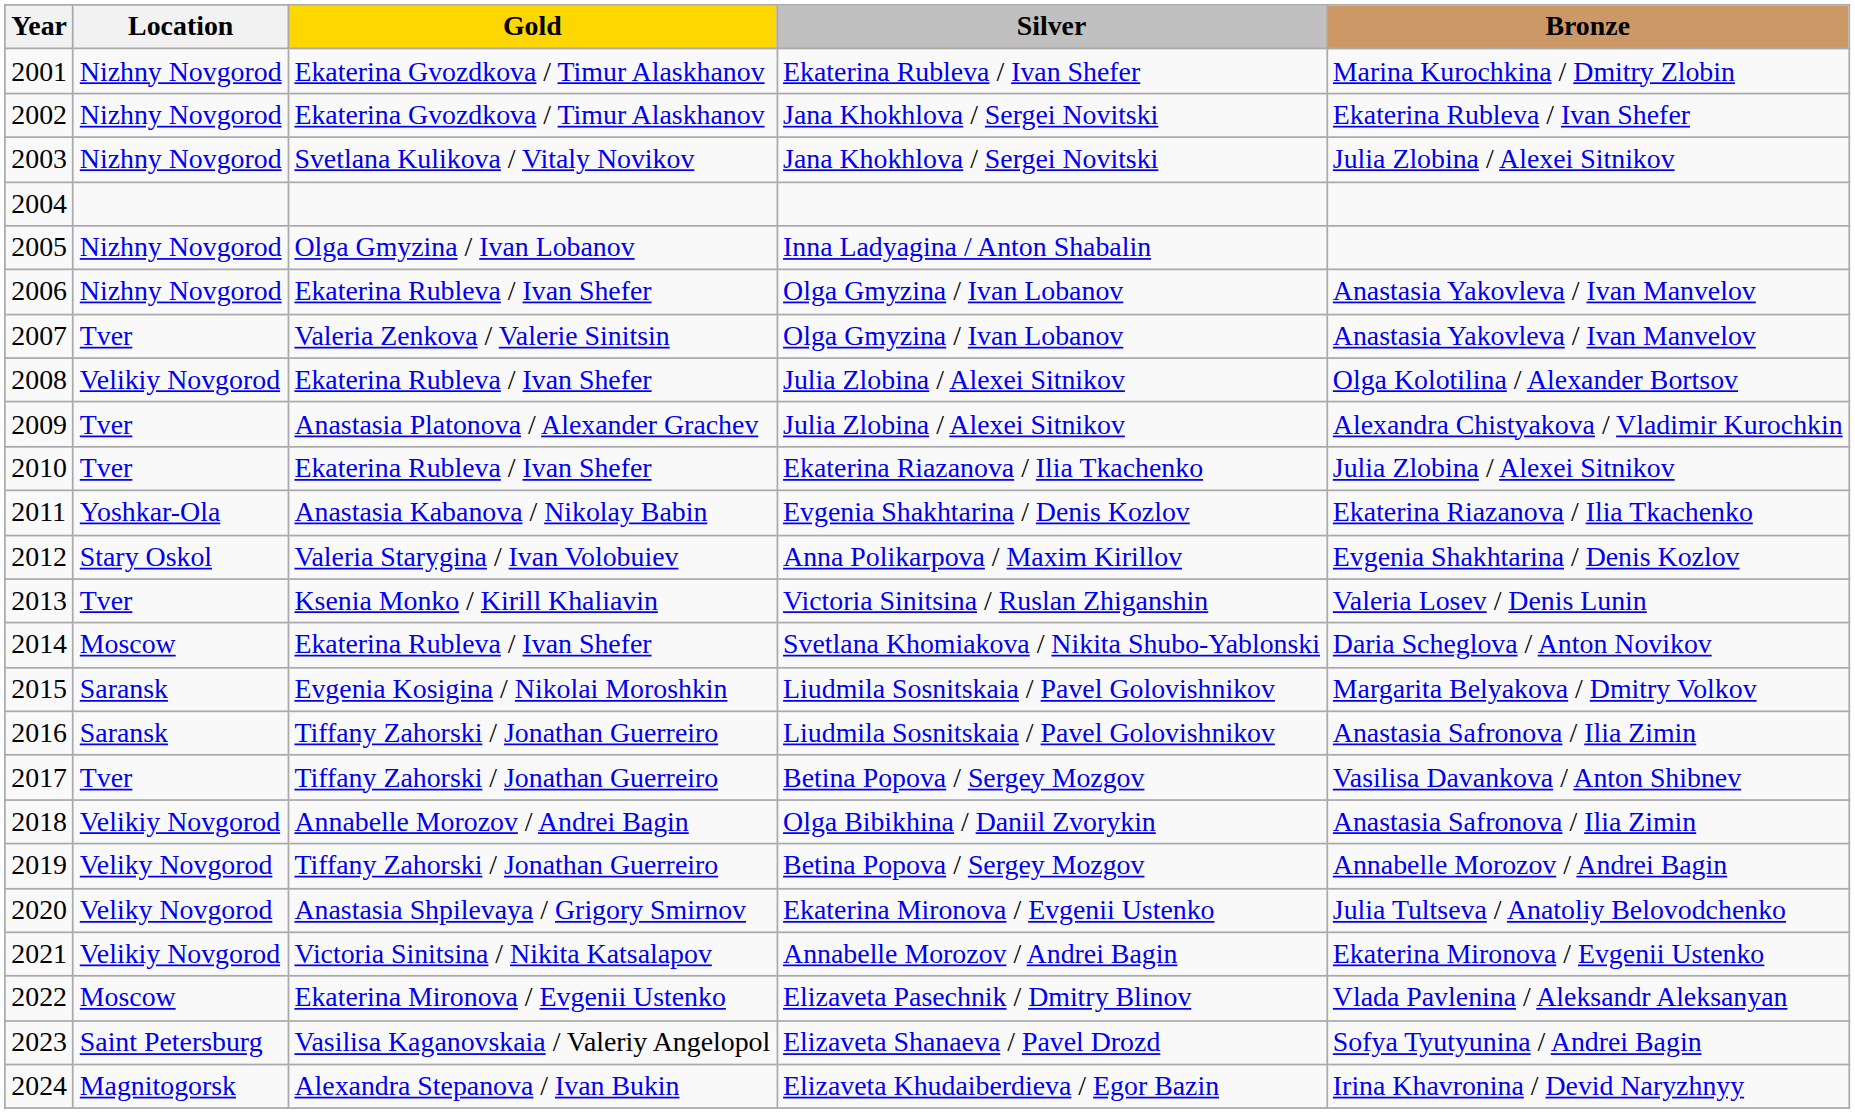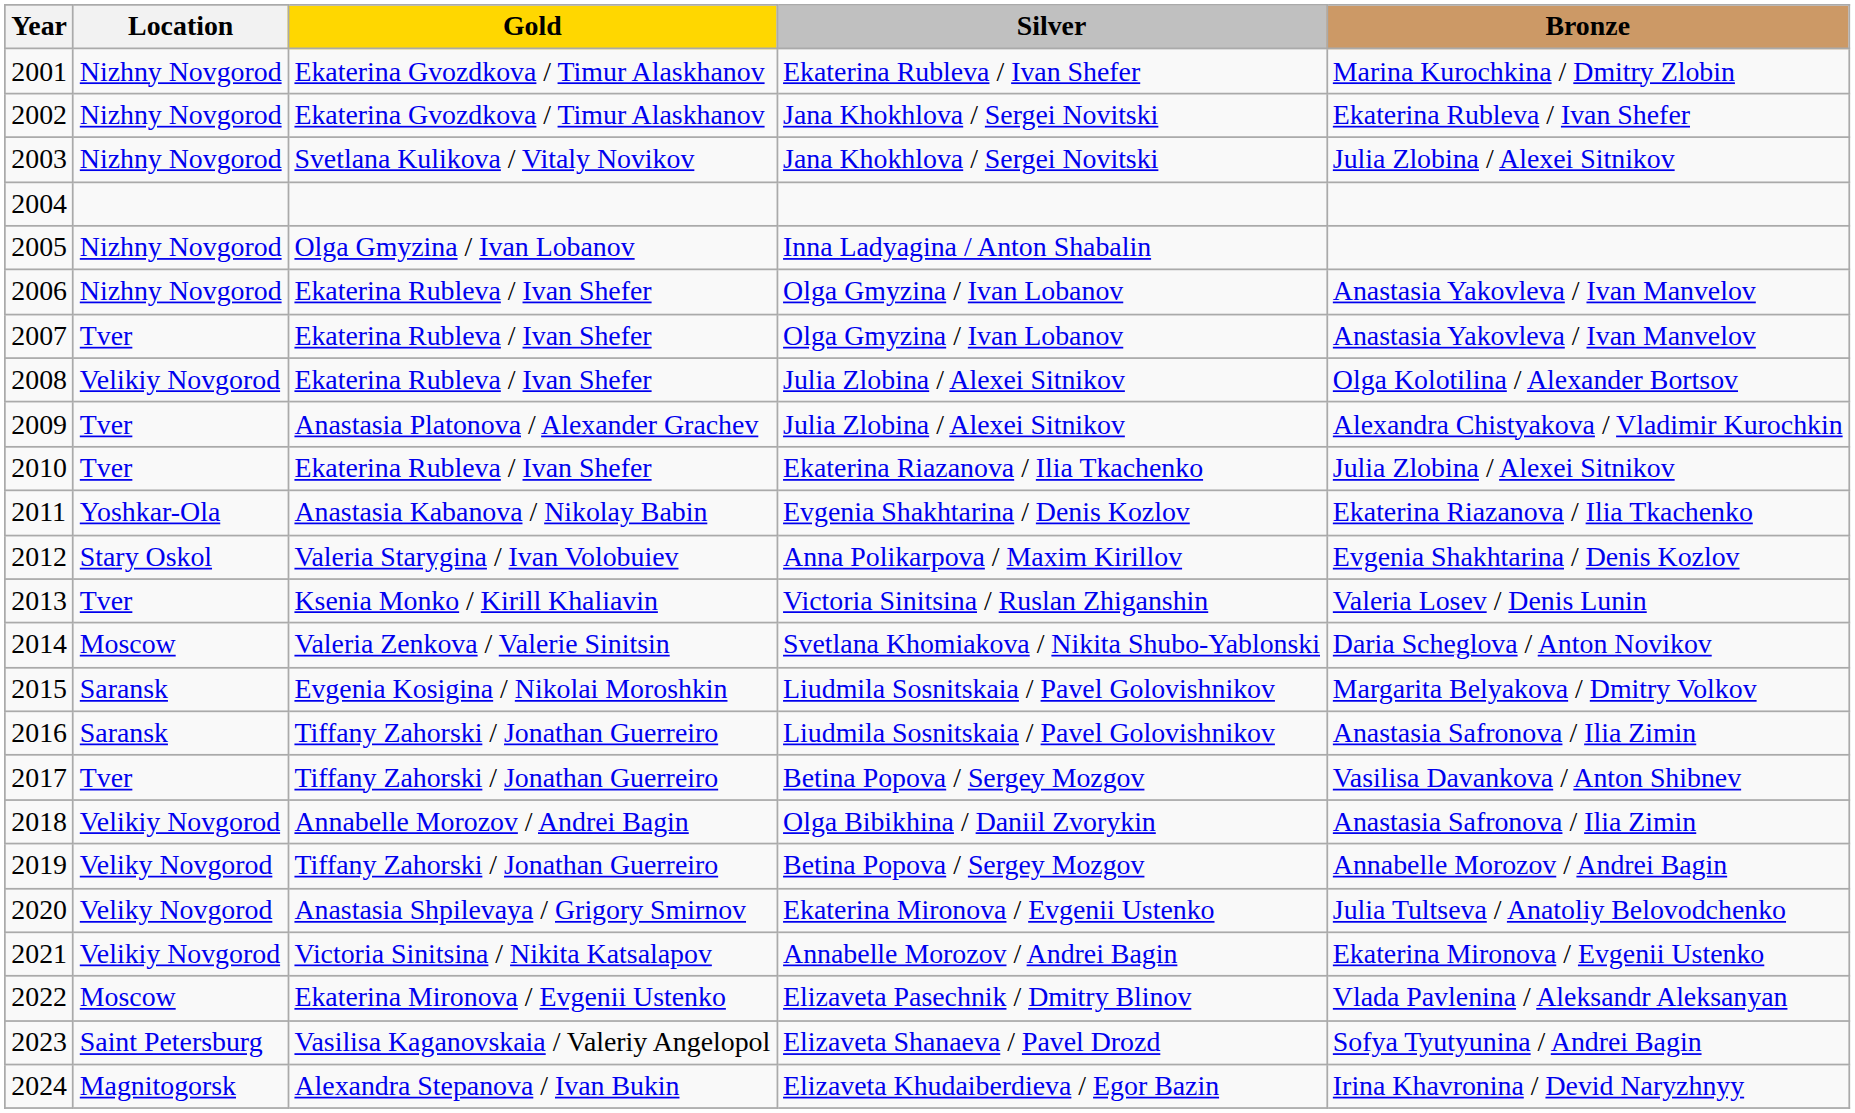(482, 335) Valeria Zenkova / Valerie Sinitsin -> (473, 335) Ekaterina Rubleva / Ivan Shefer
(473, 644) Ekaterina Rubleva / Ivan Shefer -> (482, 644) Valeria Zenkova / Valerie Sinitsin
